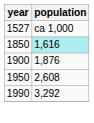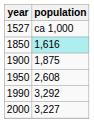(47, 61) 1,876 -> (47, 61) 1,875
+ row: (18, 110)
